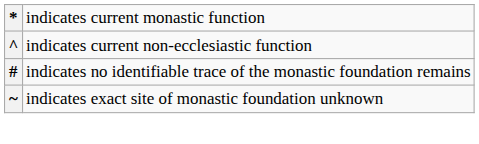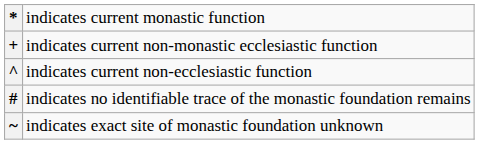+ row: (13, 44)
